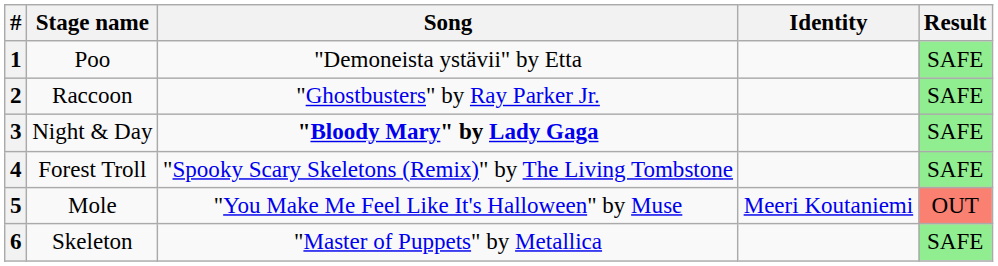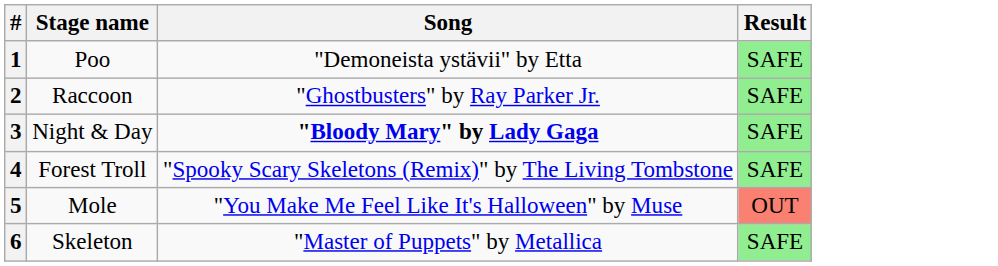- column: (828, 22)
